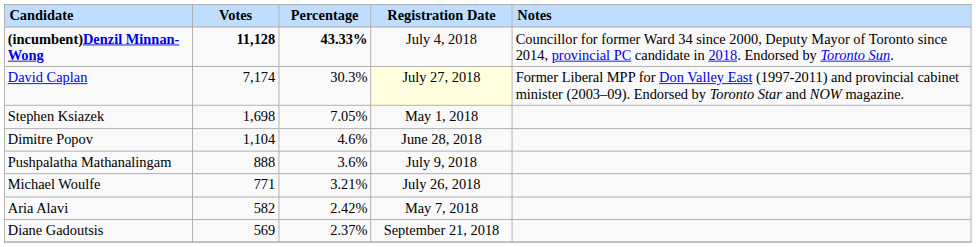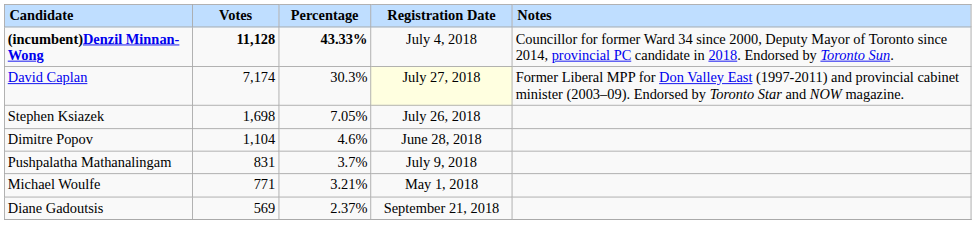(442, 116) May 1, 2018 -> (442, 116) July 26, 2018
(264, 162) 888 -> (264, 162) 831
(352, 162) 3.6% -> (352, 162) 3.7%
(442, 185) July 26, 2018 -> (442, 185) May 1, 2018
- row: (38, 208)
